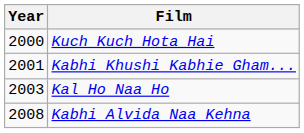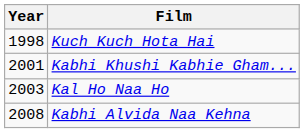(26, 41) 2000 -> (26, 41) 1998
